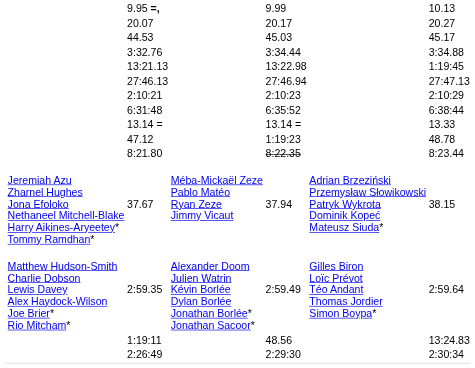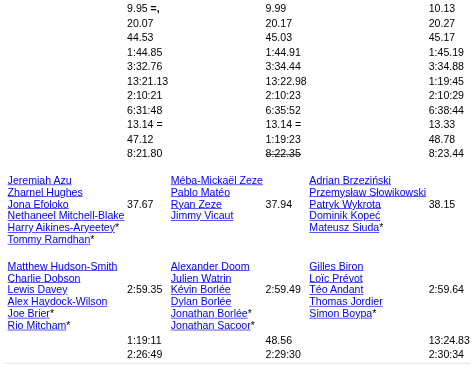+ row: (145, 52)
- row: (148, 81)
